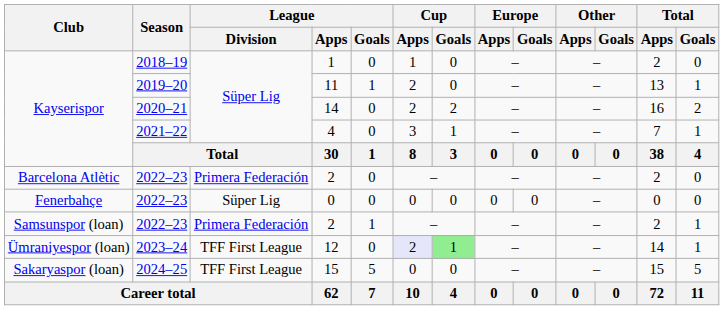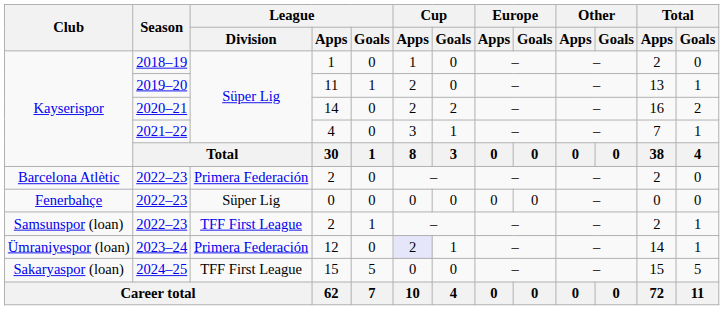(251, 223) Primera Federación -> (251, 223) TFF First League
(251, 246) TFF First League -> (251, 246) Primera Federación
(453, 246) lightgreen background -> (453, 246) no background
